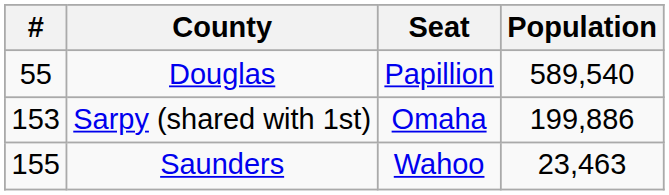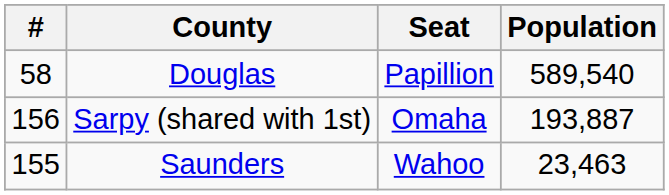(36, 73) 55 -> (36, 73) 58
(36, 119) 153 -> (36, 119) 156
(582, 119) 199,886 -> (582, 119) 193,887
